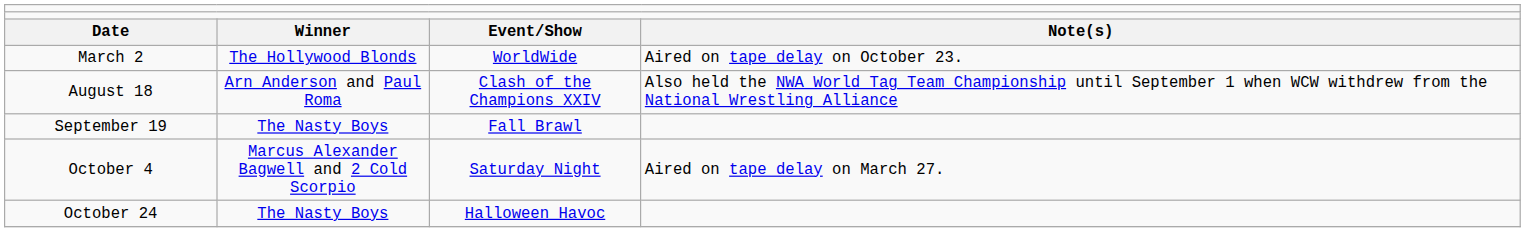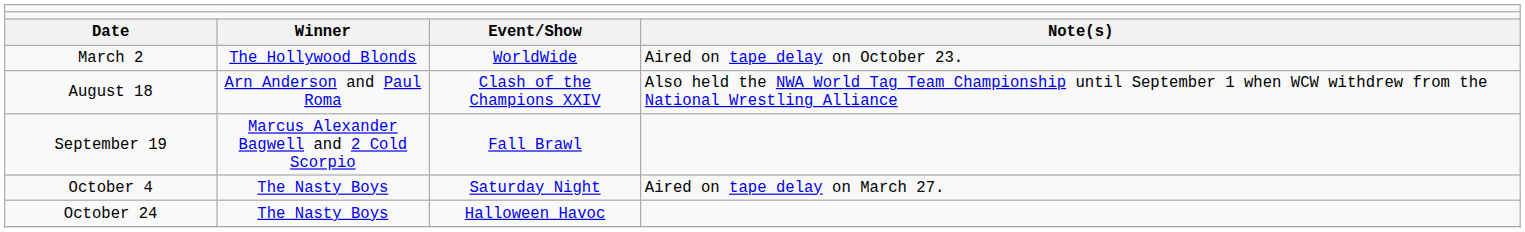(323, 126) The Nasty Boys -> (323, 144) Marcus Alexander Bagwell and 2 Cold Scorpio
(323, 170) Marcus Alexander Bagwell and 2 Cold Scorpio -> (323, 188) The Nasty Boys
